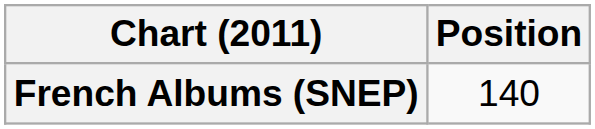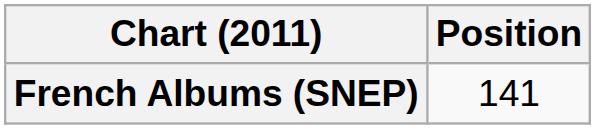(509, 92) 140 -> (509, 92) 141
